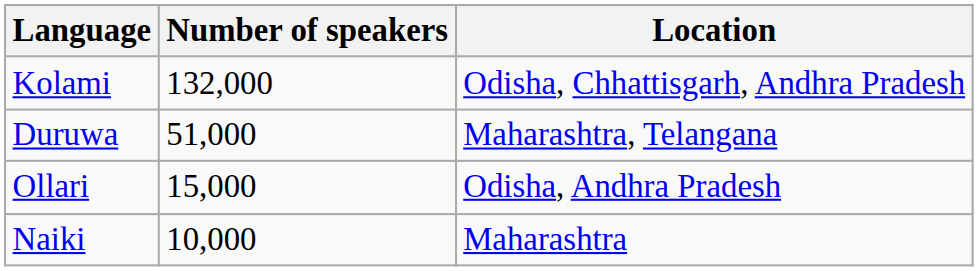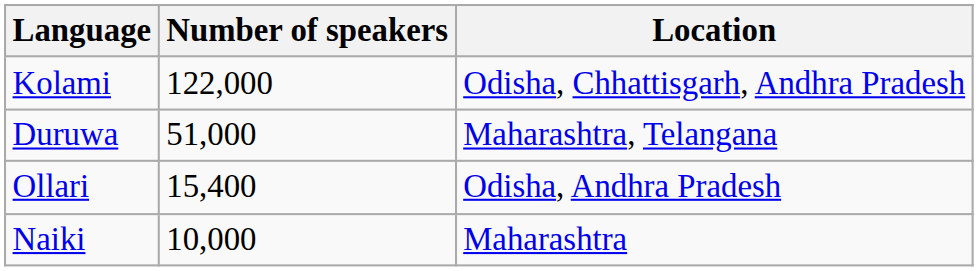(220, 82) 132,000 -> (220, 82) 122,000
(211, 186) 15,000 -> (211, 186) 15,400
